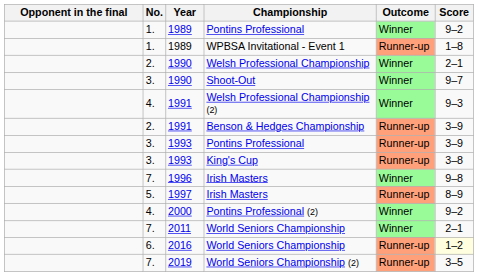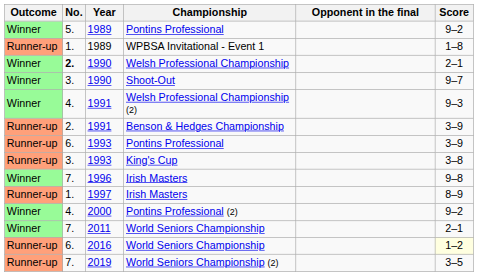columns swapped: (406, 13) <-> (74, 13)
(150, 30) 1. -> (70, 30) 5.
(150, 64) normal -> (70, 64) bold
(150, 144) 3. -> (70, 144) 6.
(150, 195) 5. -> (70, 195) 1.
